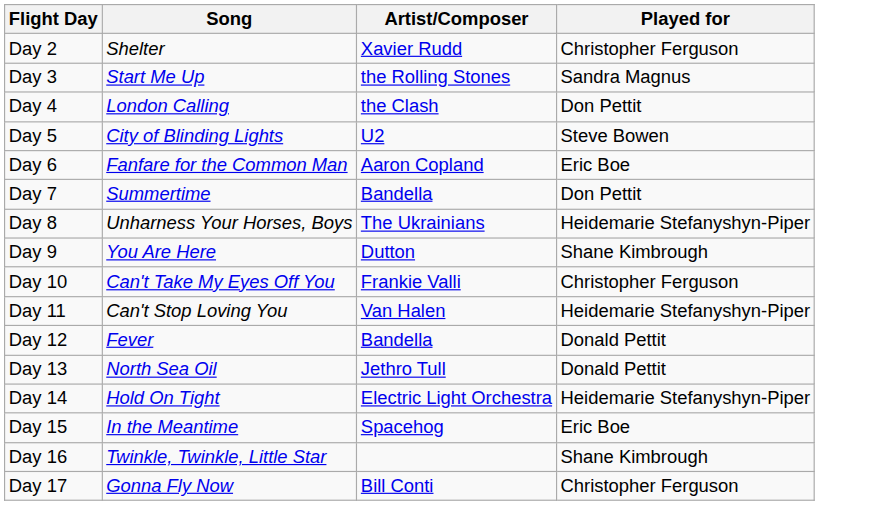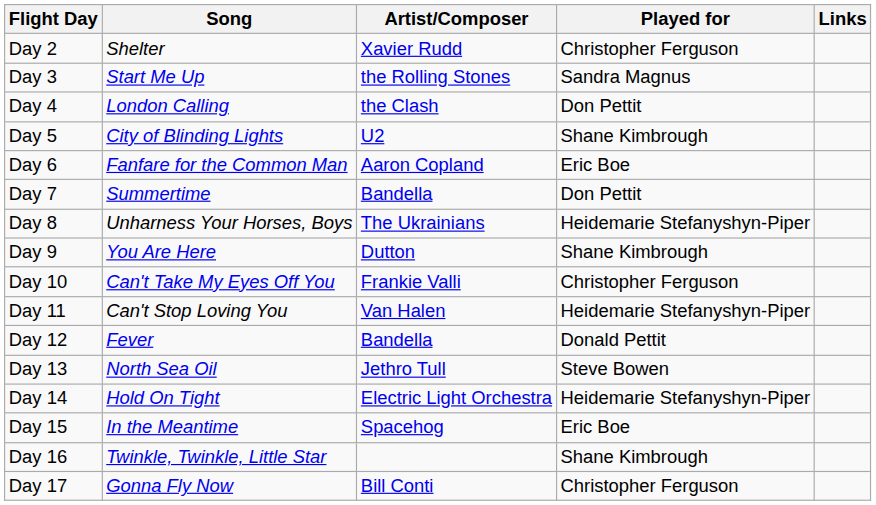+ column: (843, 19)
(615, 135) Steve Bowen -> (634, 135) Shane Kimbrough
(613, 369) Donald Pettit -> (615, 369) Steve Bowen
